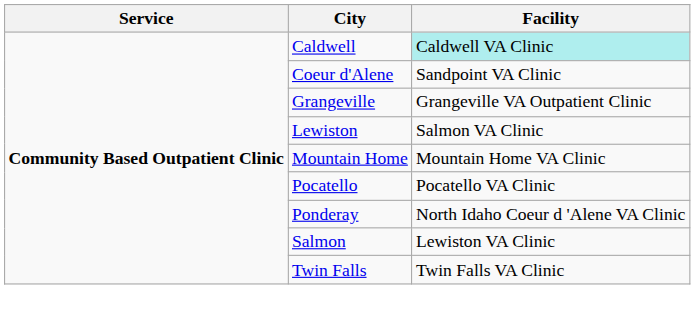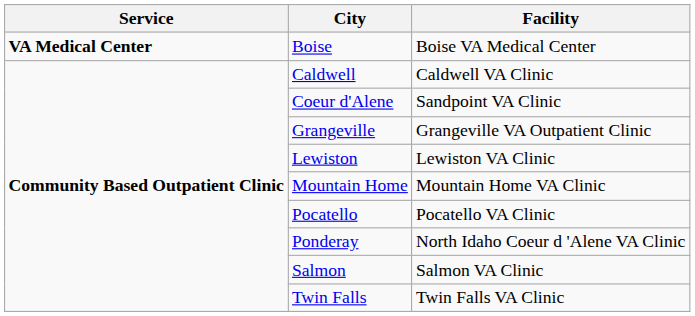+ row: (312, 46)
(485, 46) paleturquoise background -> (485, 74) no background
(480, 130) Salmon VA Clinic -> (486, 158) Lewiston VA Clinic
(486, 241) Lewiston VA Clinic -> (480, 269) Salmon VA Clinic
